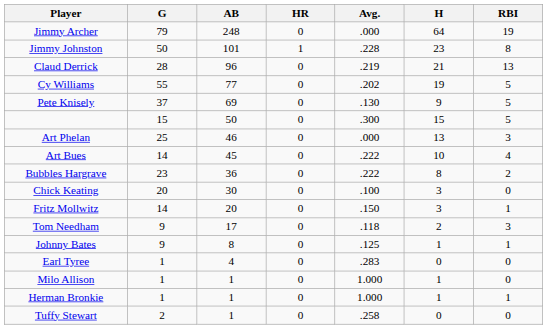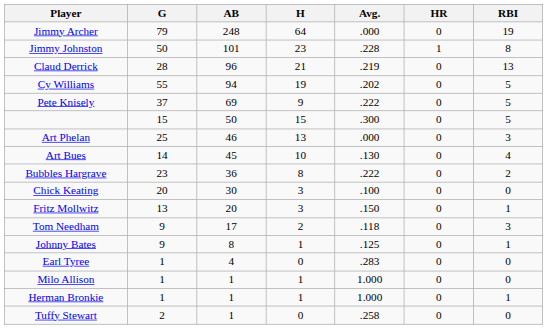columns swapped: (439, 13) <-> (300, 13)
(231, 84) 77 -> (231, 84) 94
(370, 102) .130 -> (370, 102) .222
(370, 155) .222 -> (370, 155) .130
(162, 208) 14 -> (162, 208) 13
